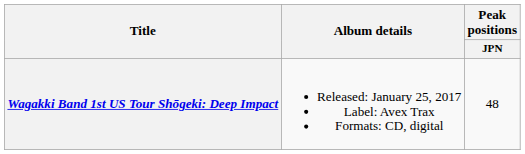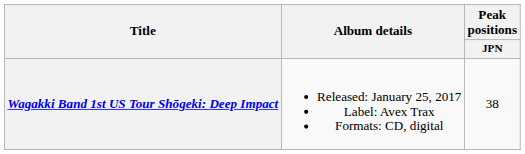(492, 104) 48 -> (492, 104) 38
